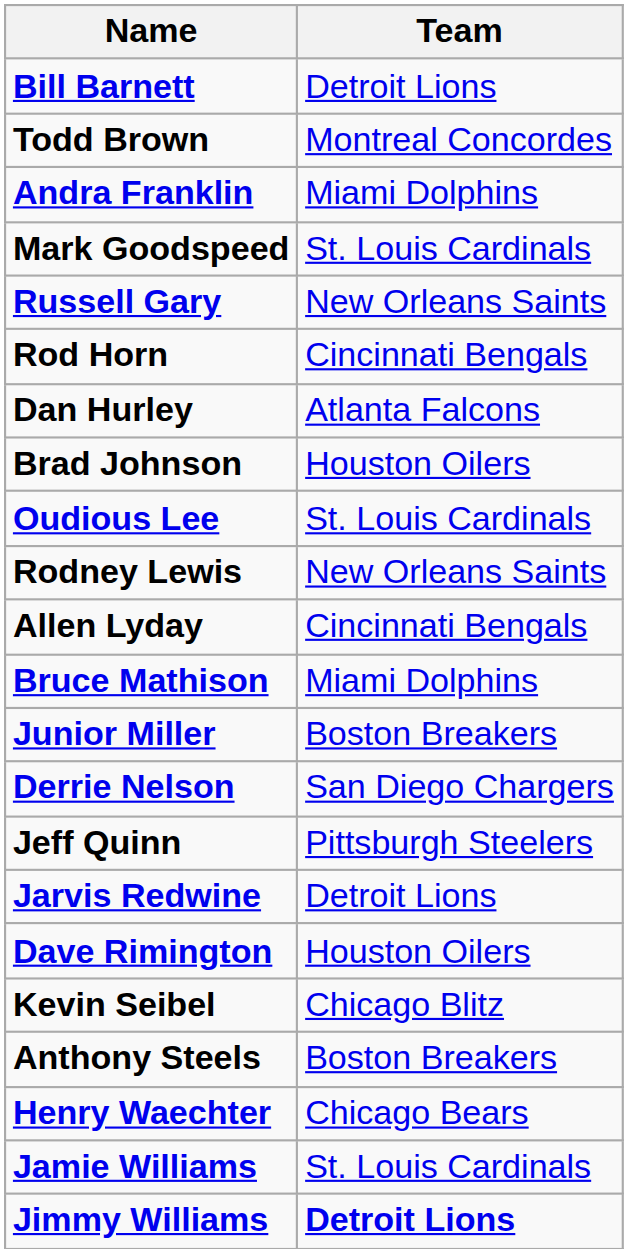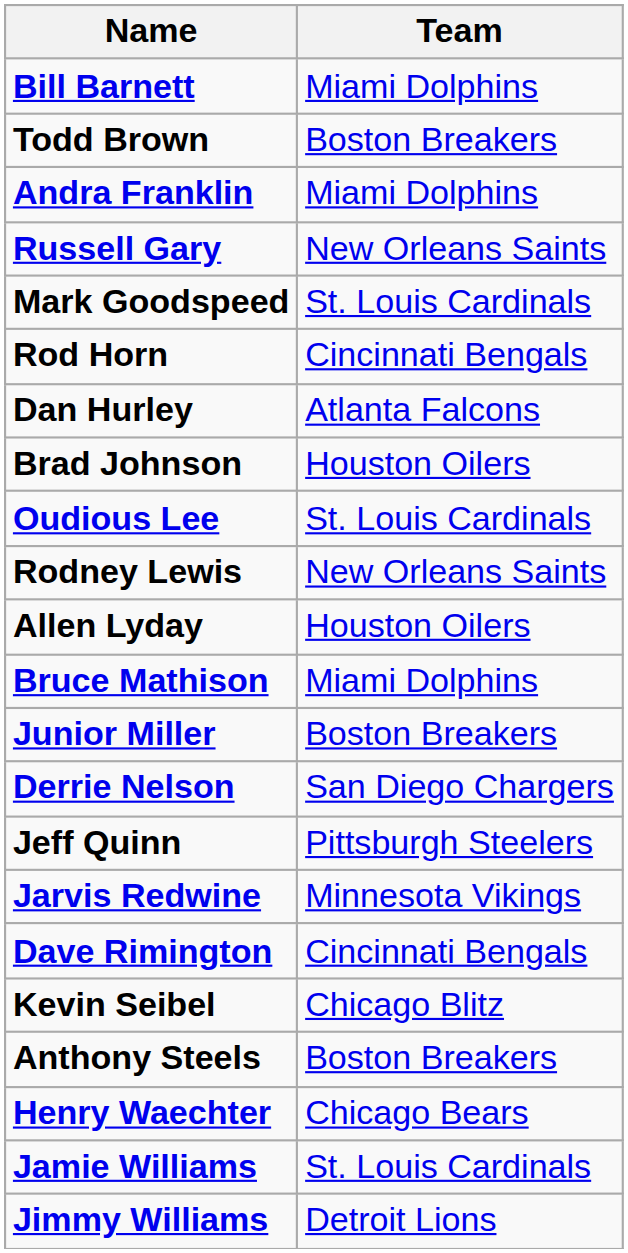(401, 85) Detroit Lions -> (422, 85) Miami Dolphins
(459, 139) Montreal Concordes -> (431, 139) Boston Breakers
rows swapped: (117, 301) <-> (151, 247)
(446, 626) Cincinnati Bengals -> (418, 626) Houston Oilers
(401, 896) Detroit Lions -> (443, 896) Minnesota Vikings
(418, 950) Houston Oilers -> (446, 950) Cincinnati Bengals
(410, 1220) bold -> (401, 1220) normal
